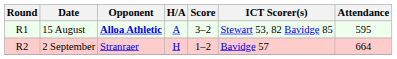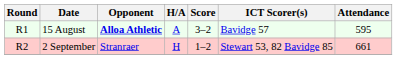(277, 29) Stewart 53, 82 Bavidge 85 -> (245, 29) Bavidge 57
(245, 46) Bavidge 57 -> (277, 46) Stewart 53, 82 Bavidge 85
(363, 46) 664 -> (363, 46) 661
